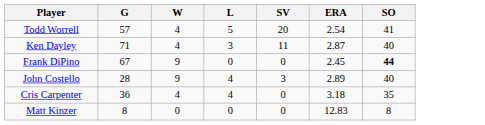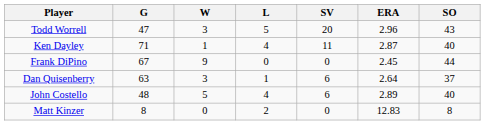(125, 29) 57 -> (144, 29) 47
(177, 29) 4 -> (205, 29) 3
(336, 29) 2.54 -> (388, 29) 2.96
(389, 29) 41 -> (450, 29) 43
(177, 45) 4 -> (205, 45) 1
(230, 45) 3 -> (266, 45) 4
(389, 62) bold -> (450, 62) normal
+ row: (59, 78)
(125, 78) 28 -> (144, 95) 48
(177, 78) 9 -> (205, 95) 5
(283, 78) 3 -> (327, 95) 6
- row: (51, 95)
(230, 111) 0 -> (266, 111) 2
